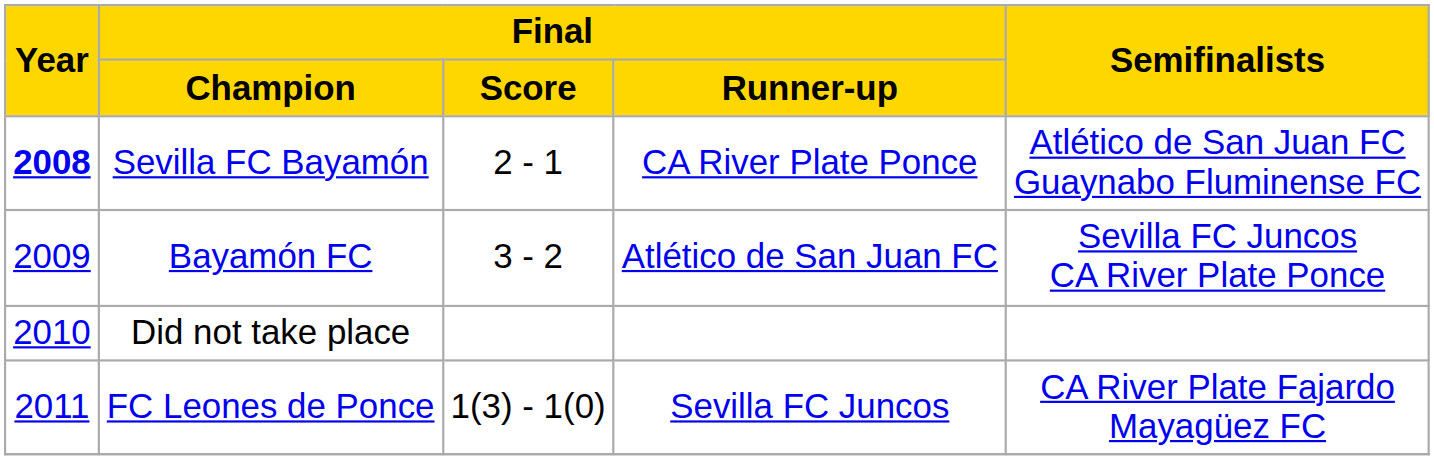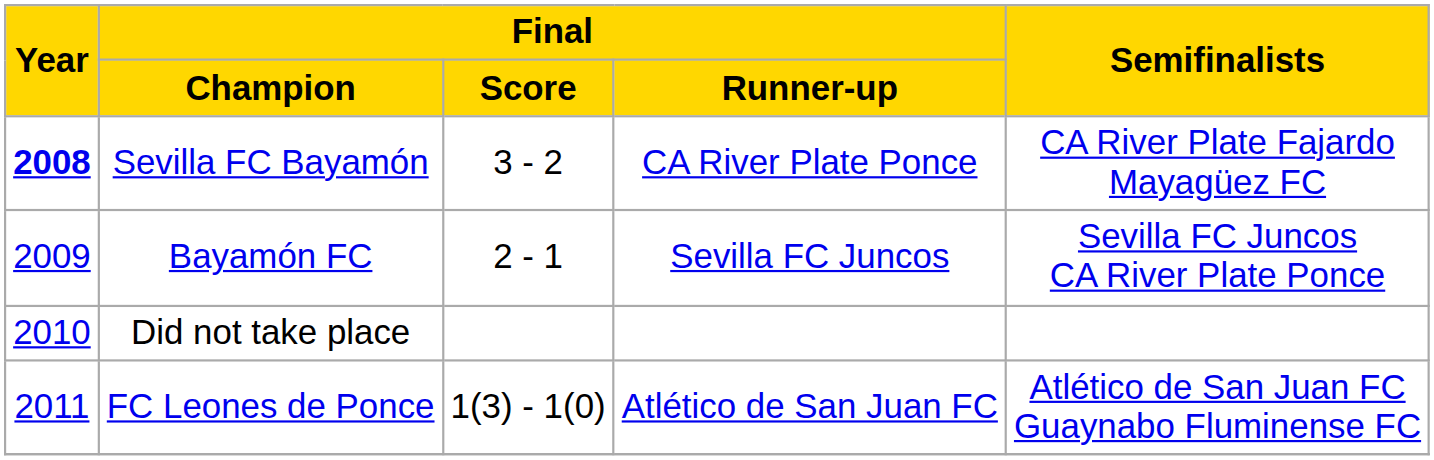(528, 162) 2 - 1 -> (528, 162) 3 - 2
(1218, 162) Atlético de San Juan FC Guaynabo Fluminense FC -> (1218, 162) CA River Plate Fajardo Mayagüez FC
(528, 256) 3 - 2 -> (528, 256) 2 - 1
(810, 256) Atlético de San Juan FC -> (810, 256) Sevilla FC Juncos
(810, 406) Sevilla FC Juncos -> (810, 406) Atlético de San Juan FC
(1218, 406) CA River Plate Fajardo Mayagüez FC -> (1218, 406) Atlético de San Juan FC Guaynabo Fluminense FC
